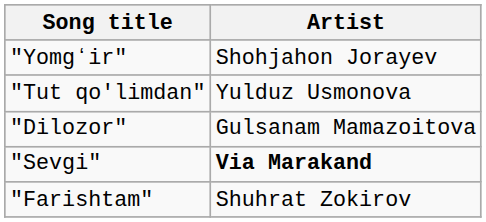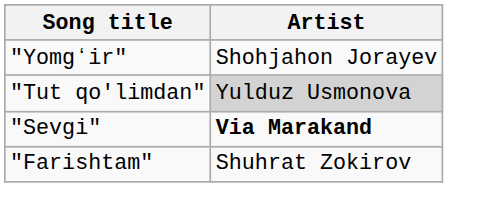(313, 93) no background -> (313, 93) lightgrey background
- row: (69, 129)
